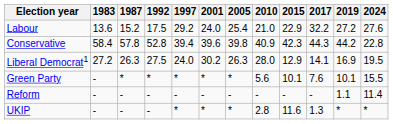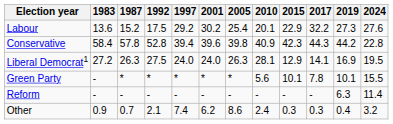(211, 28) 24.0 -> (211, 28) 30.2
(265, 28) 21.0 -> (265, 28) 20.1
(346, 28) 27.2 -> (346, 28) 27.3
(211, 61) 30.2 -> (211, 61) 24.0
(265, 61) 28.0 -> (265, 61) 28.1
(316, 79) 7.6 -> (316, 79) 7.8
(343, 95) 1.1 -> (343, 95) 6.3
- row: (18, 111)
+ row: (19, 111)
